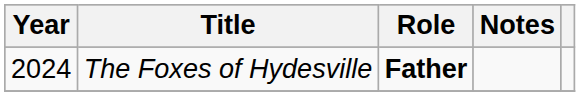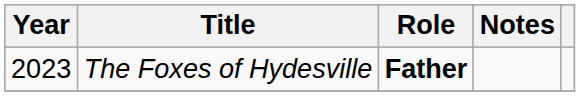(41, 68) 2024 -> (41, 68) 2023
